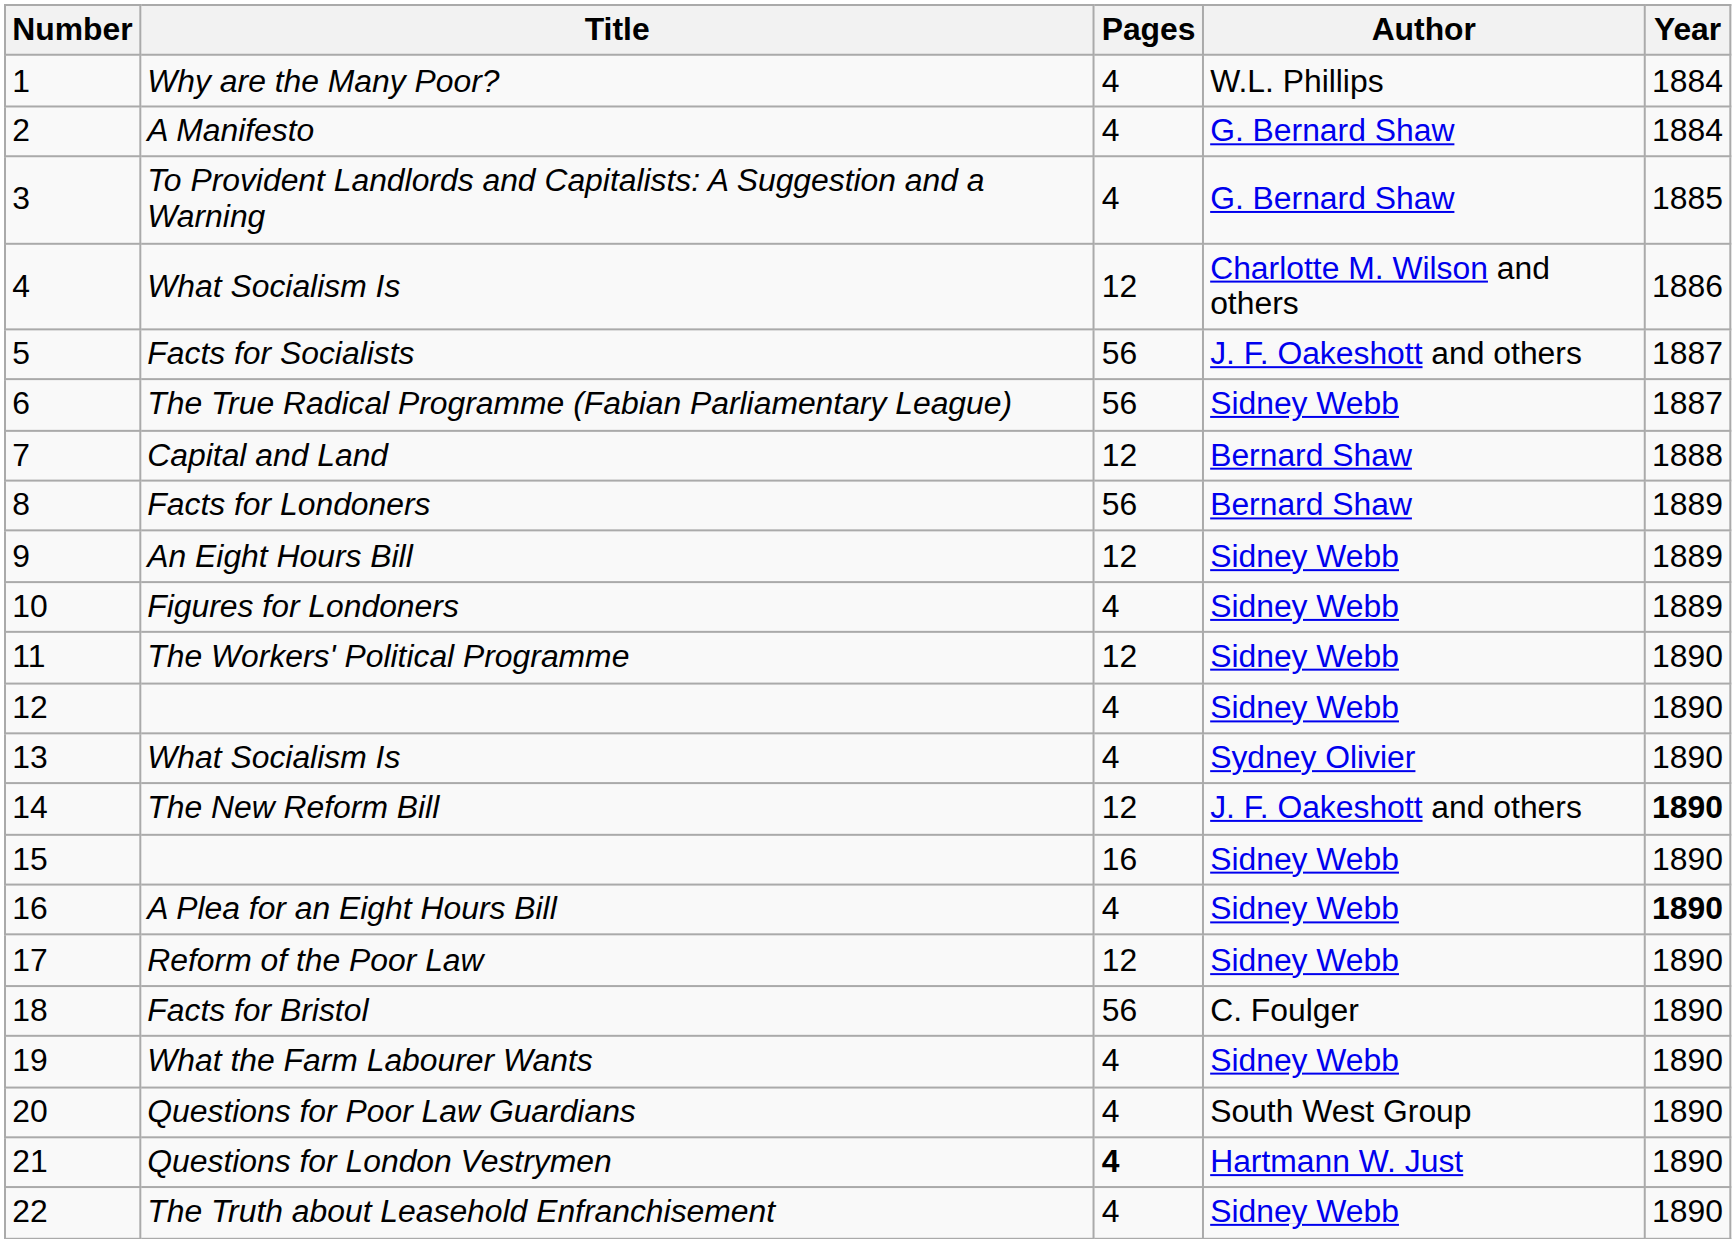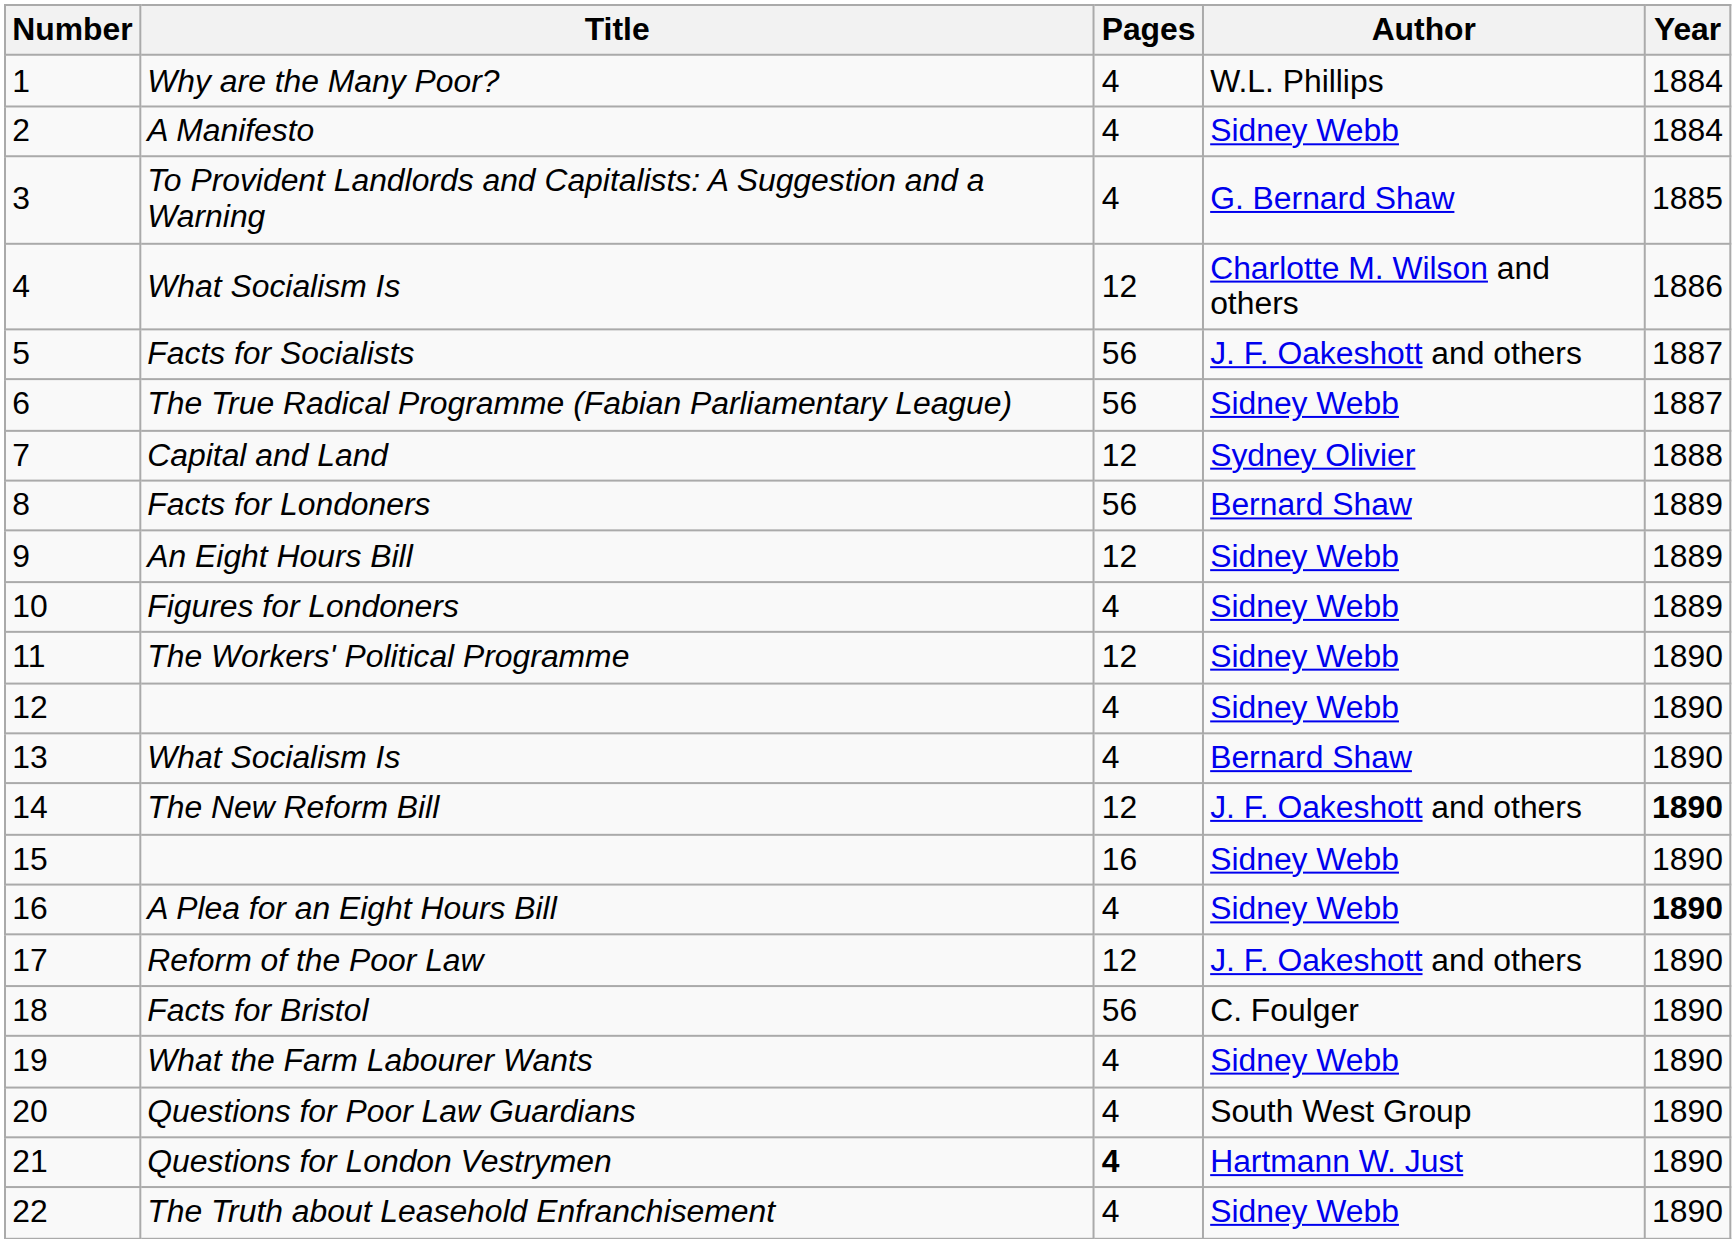(1332, 130) G. Bernard Shaw -> (1305, 130) Sidney Webb
(1311, 454) Bernard Shaw -> (1313, 454) Sydney Olivier
(1313, 757) Sydney Olivier -> (1311, 757) Bernard Shaw
(1305, 959) Sidney Webb -> (1396, 959) J. F. Oakeshott and others
